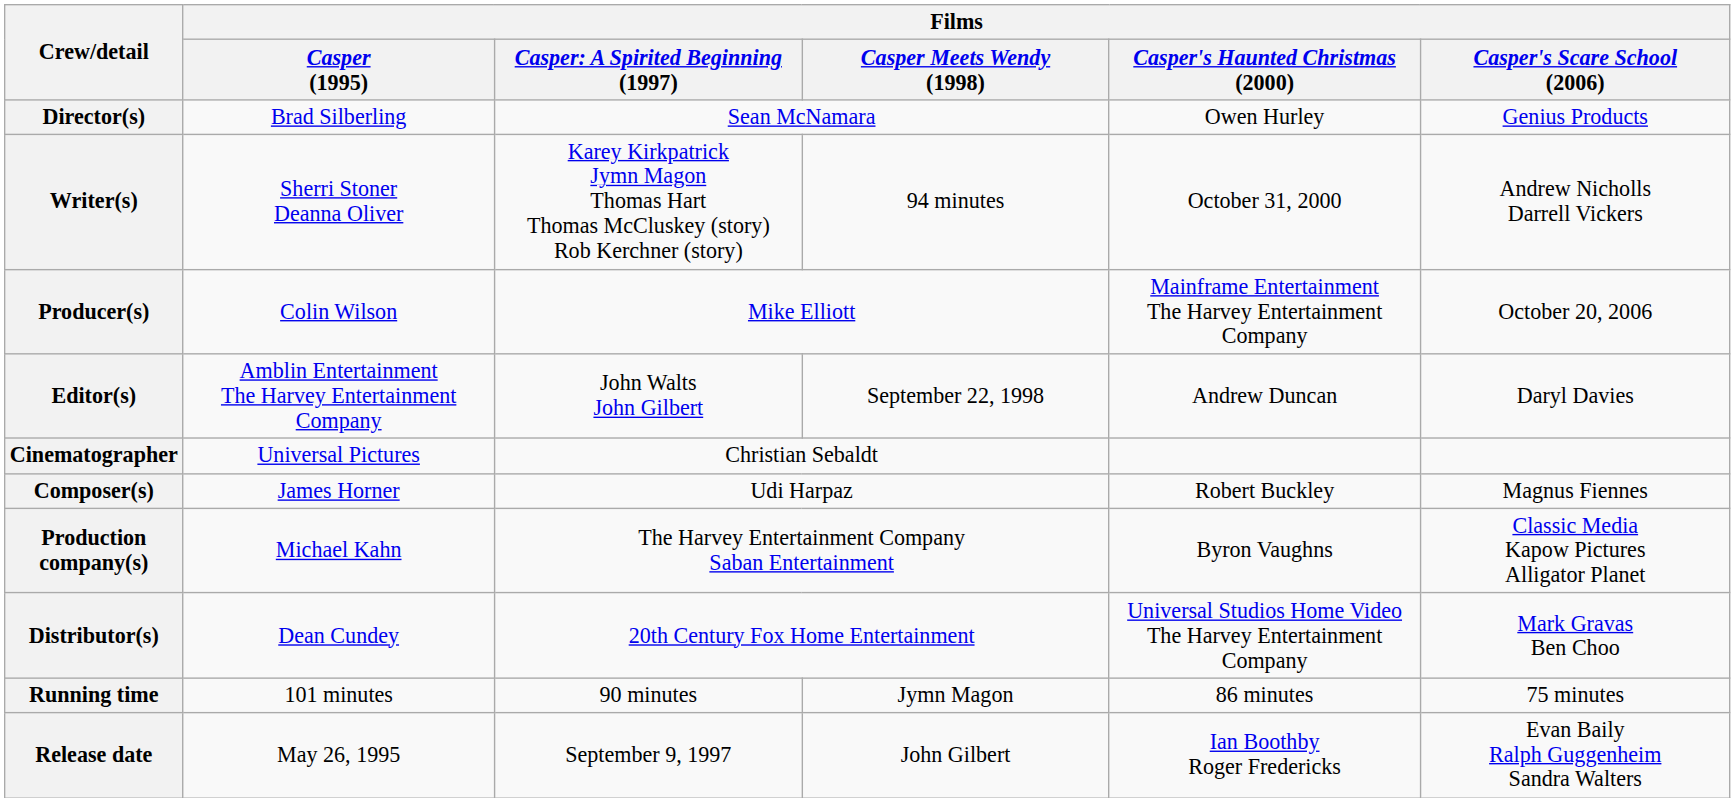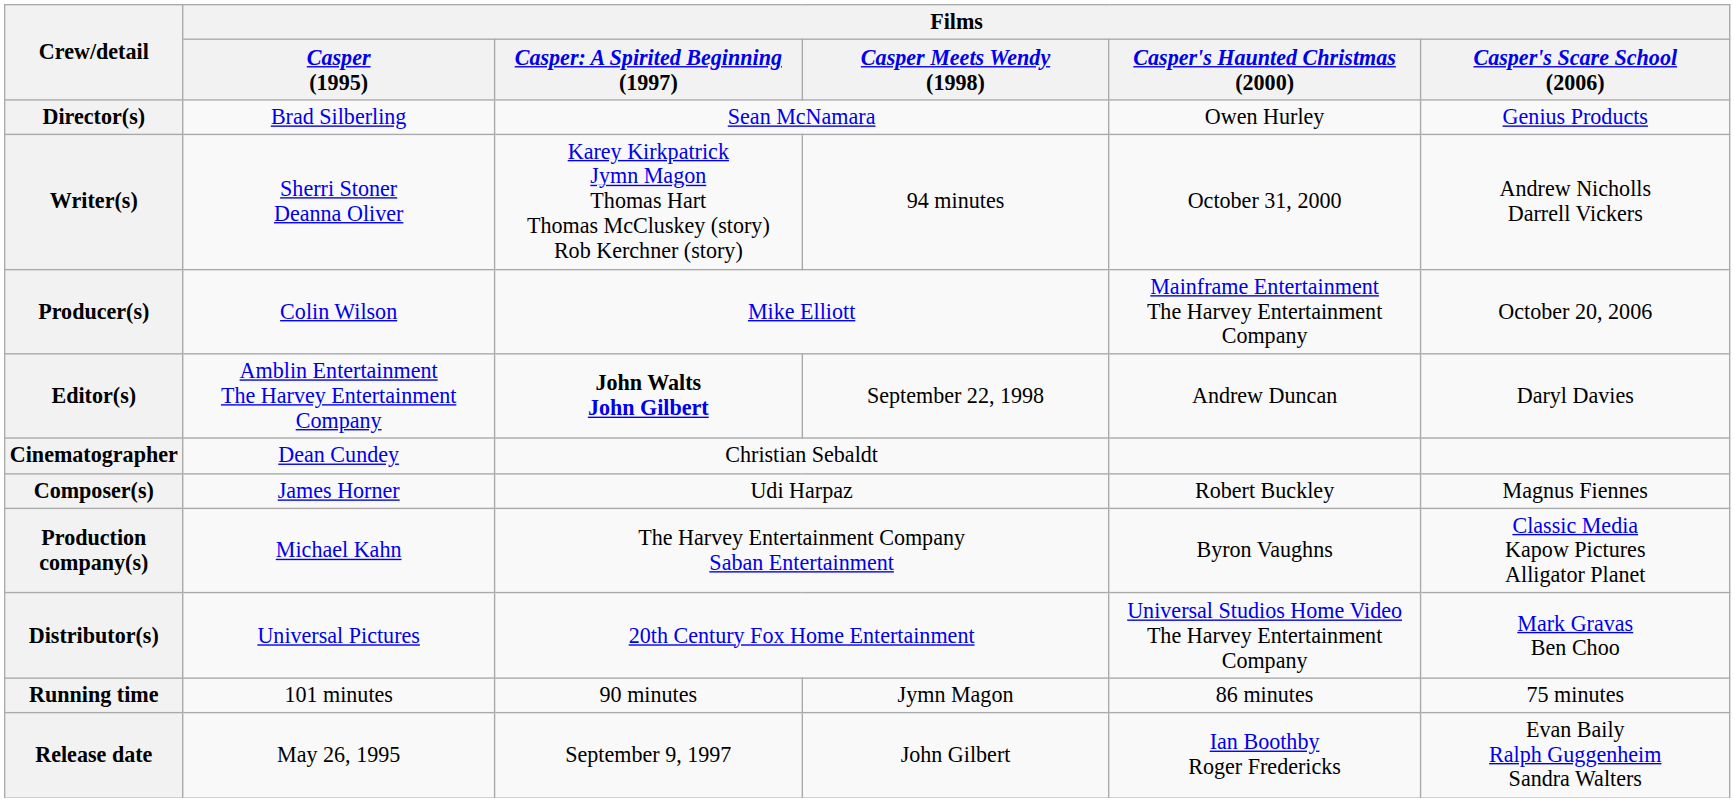(648, 395) normal -> (648, 395) bold
(339, 455) Universal Pictures -> (339, 455) Dean Cundey
(339, 635) Dean Cundey -> (339, 635) Universal Pictures
